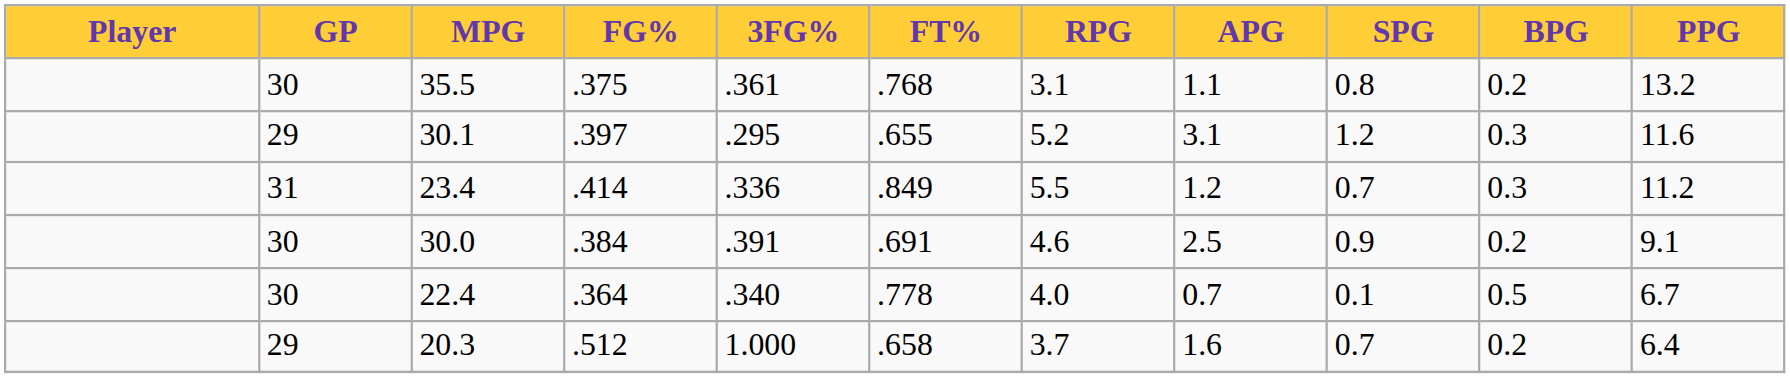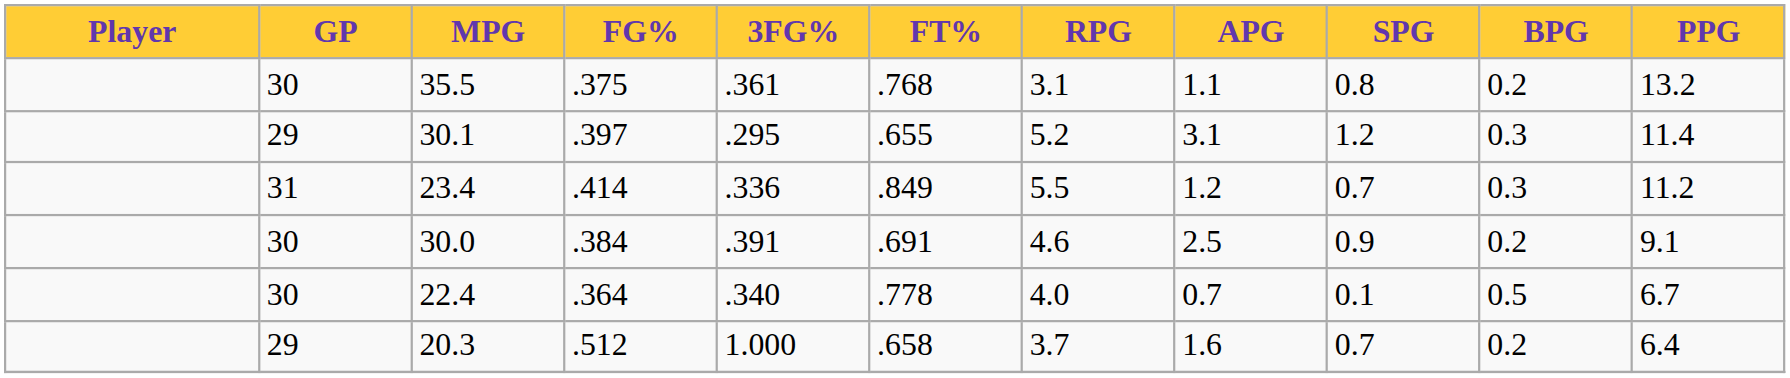(1667, 136) 11.6 -> (1667, 136) 11.4
